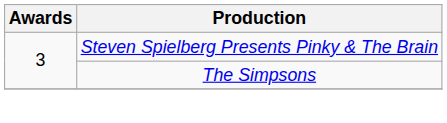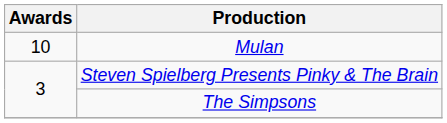+ row: (259, 46)
